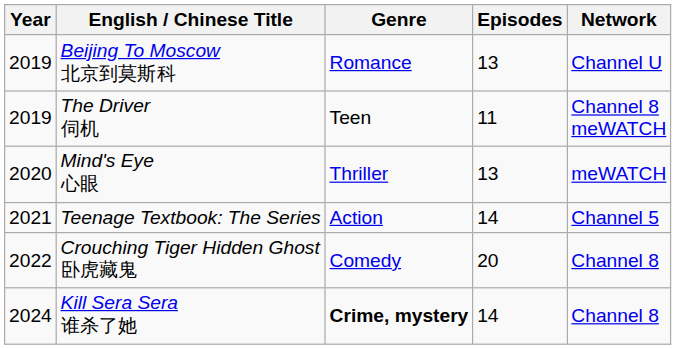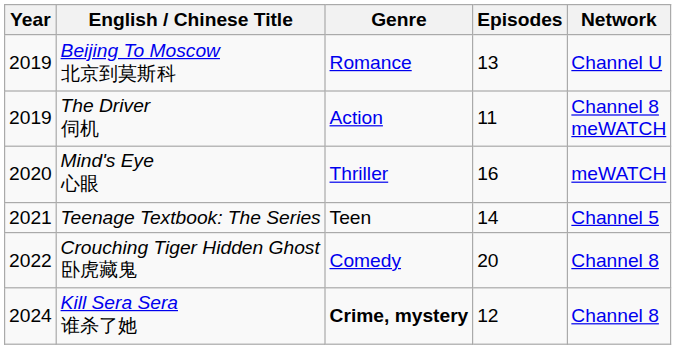(350, 118) Teen -> (356, 118) Action
(488, 174) 13 -> (488, 174) 16
(356, 217) Action -> (350, 217) Teen
(488, 315) 14 -> (488, 315) 12
